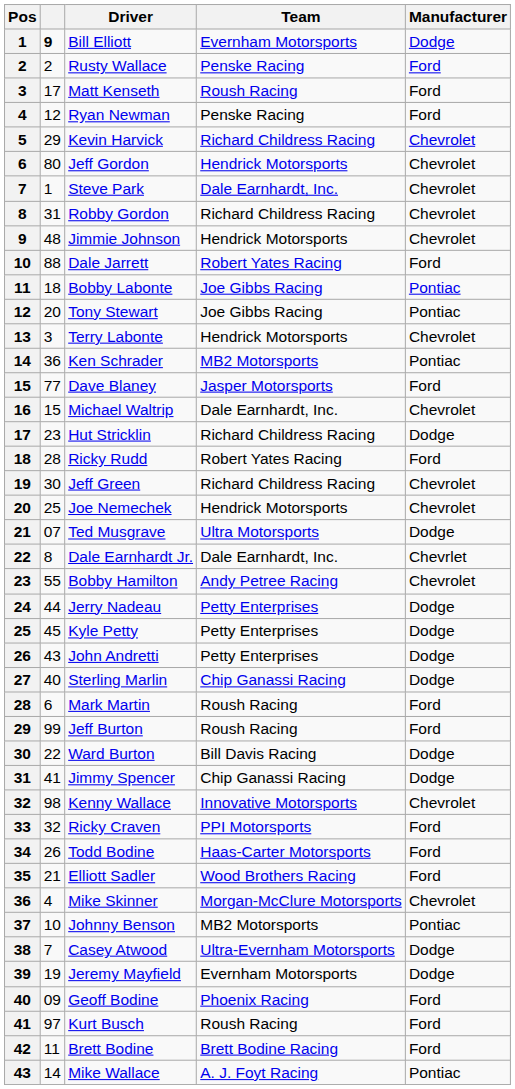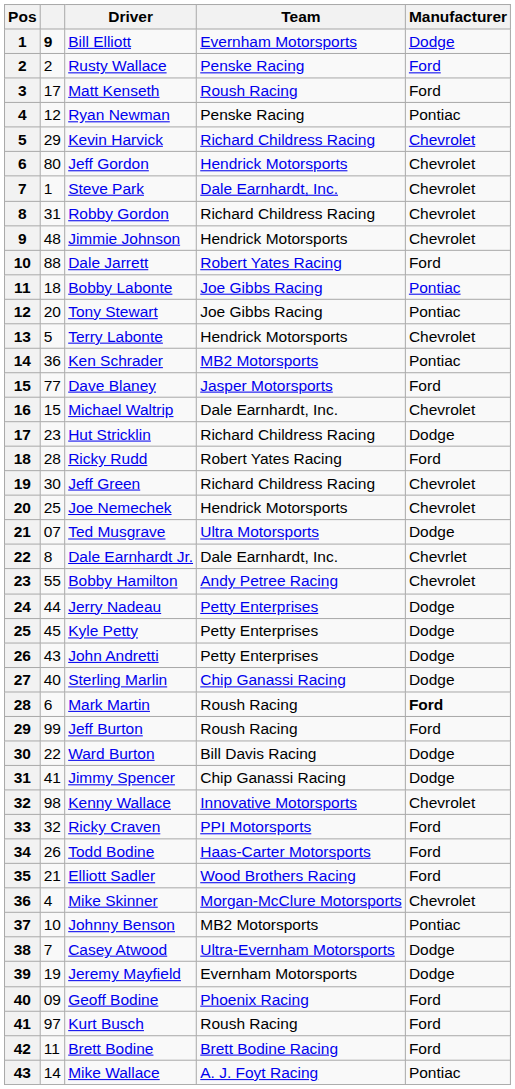(425, 115) Ford -> (435, 115) Pontiac
(48, 336) 3 -> (48, 336) 5
(425, 704) normal -> (426, 704) bold
